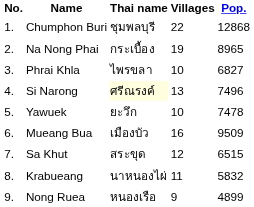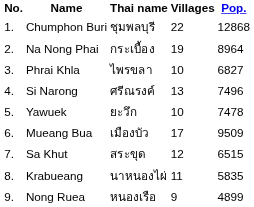(231, 48) 8965 -> (231, 48) 8964
(133, 91) lightyellow background -> (133, 91) no background
(177, 133) 16 -> (177, 133) 17
(231, 175) 5832 -> (231, 175) 5835
